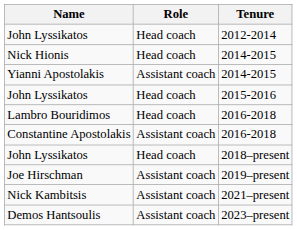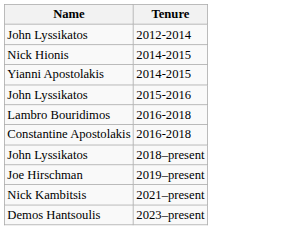- column: (176, 14)
